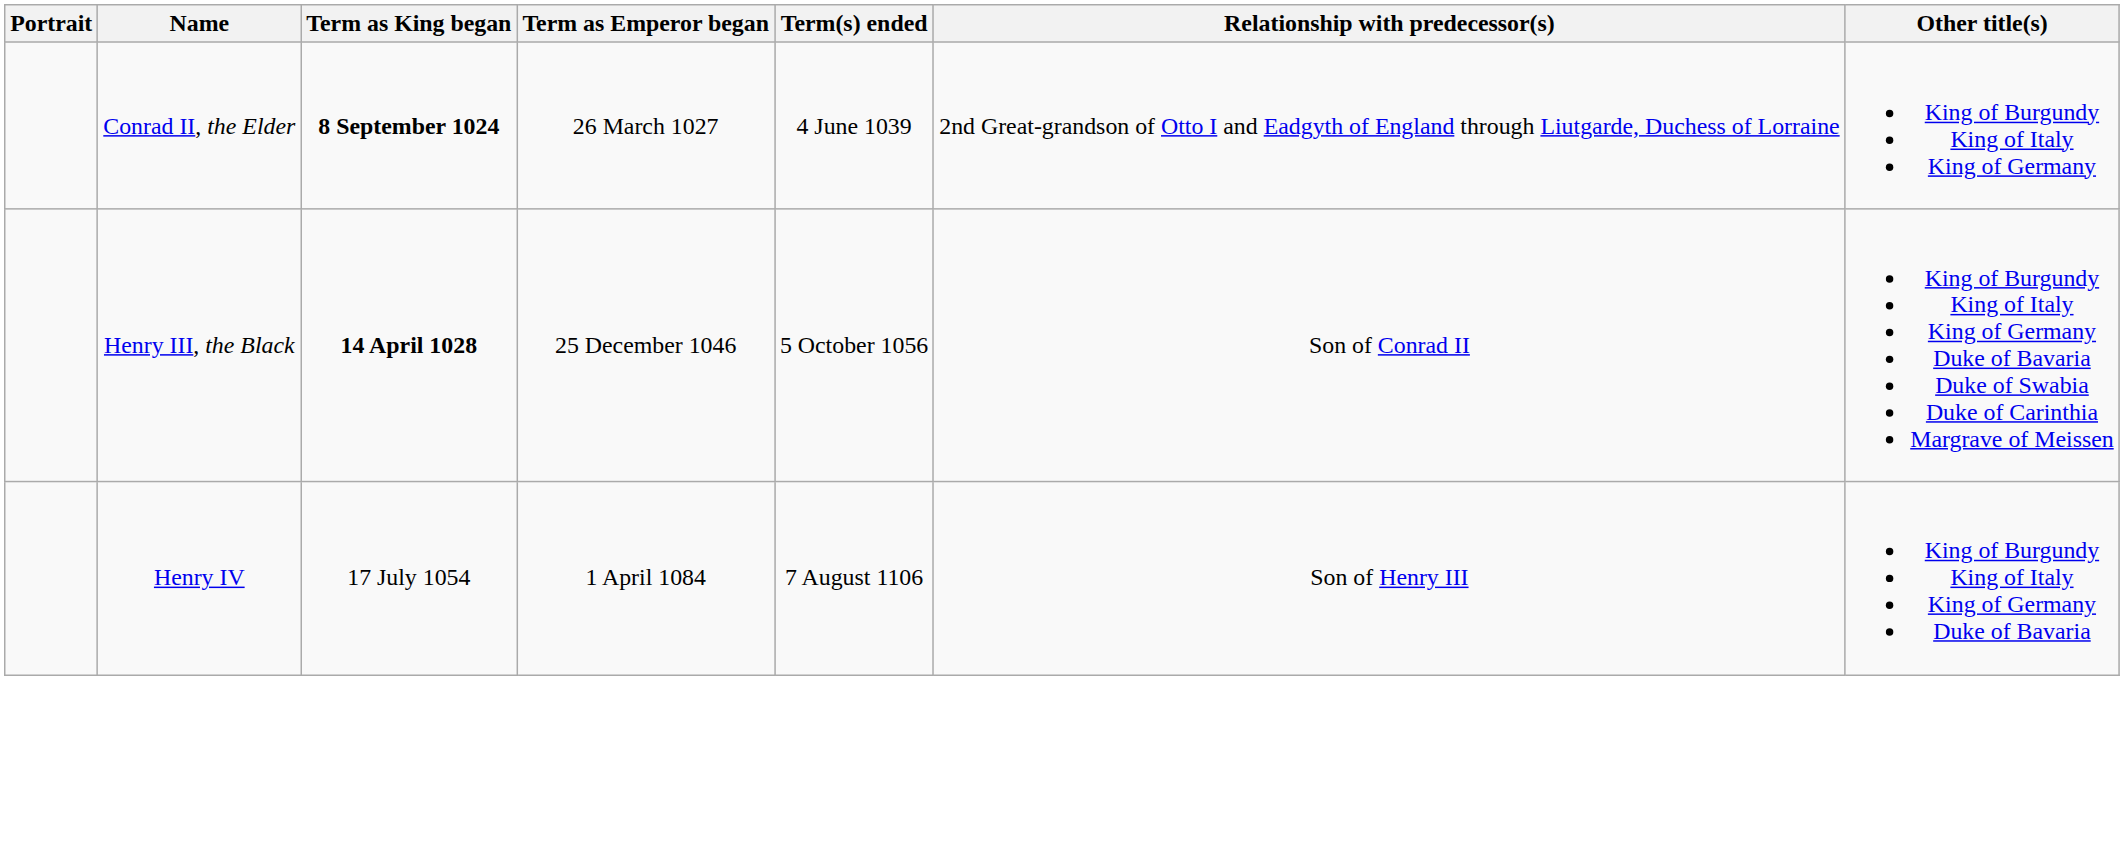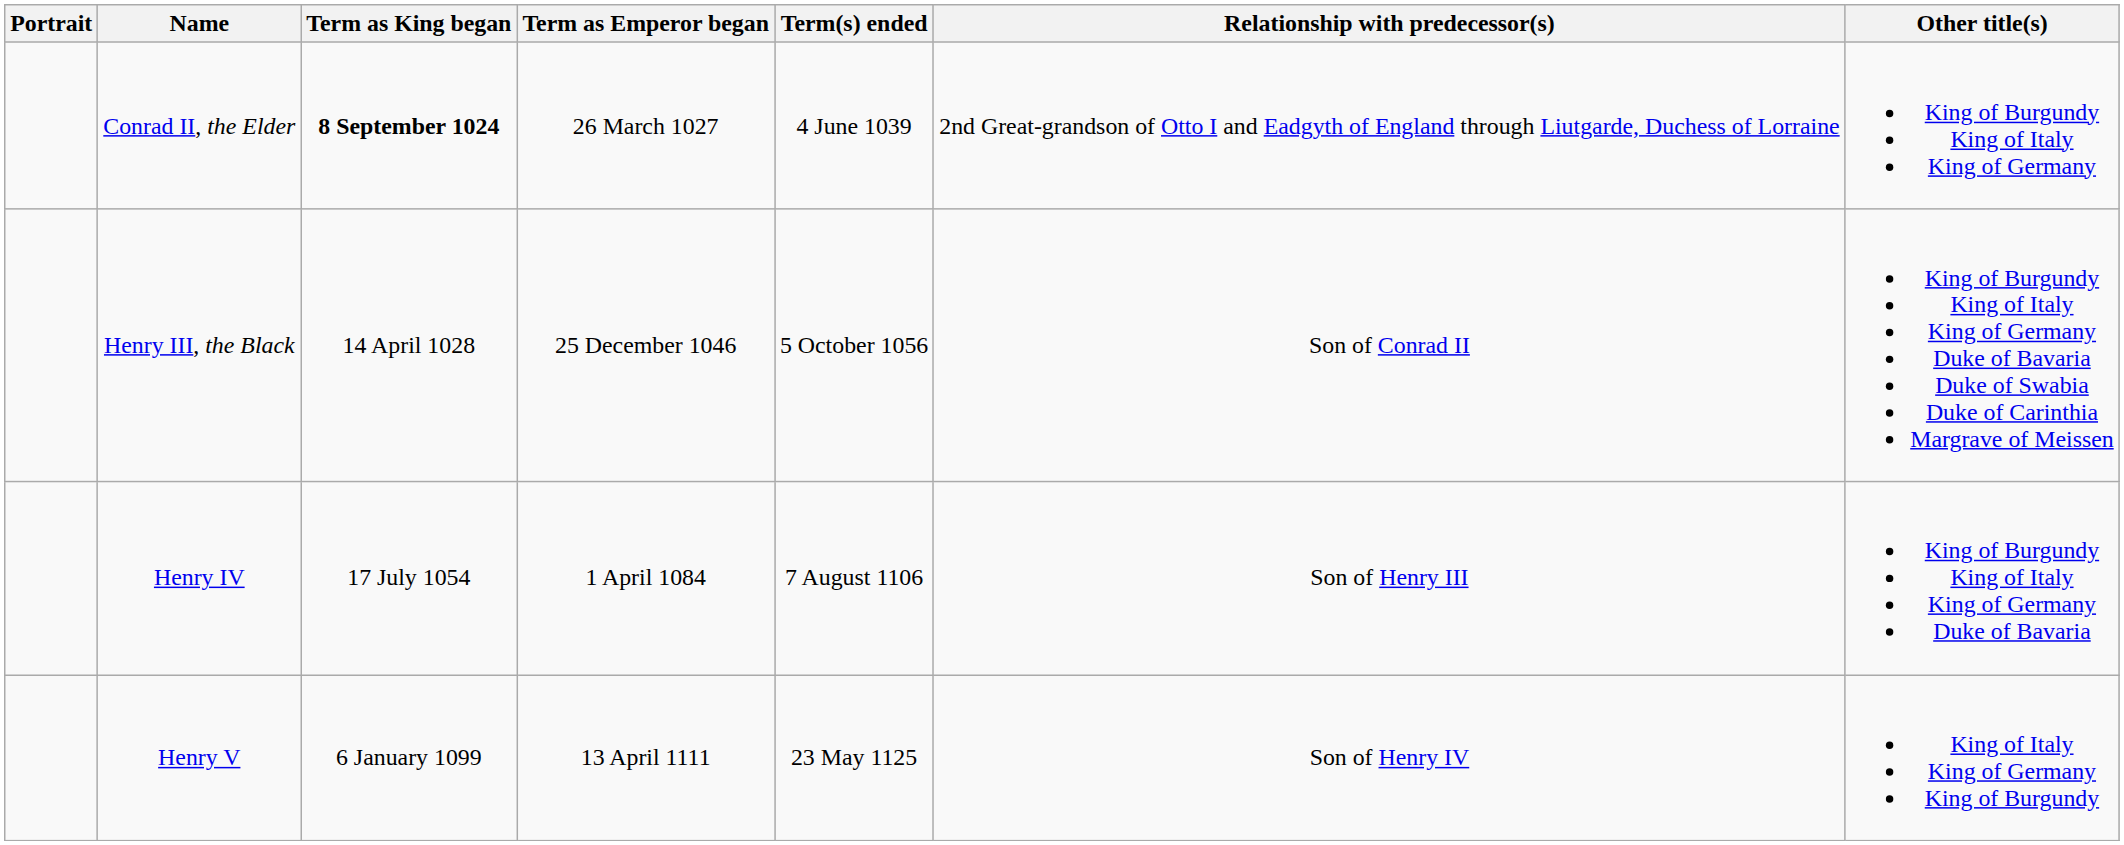(409, 344) bold -> (409, 344) normal
+ row: (199, 757)
